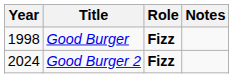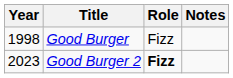(161, 38) bold -> (161, 38) normal
(24, 61) 2024 -> (24, 61) 2023
